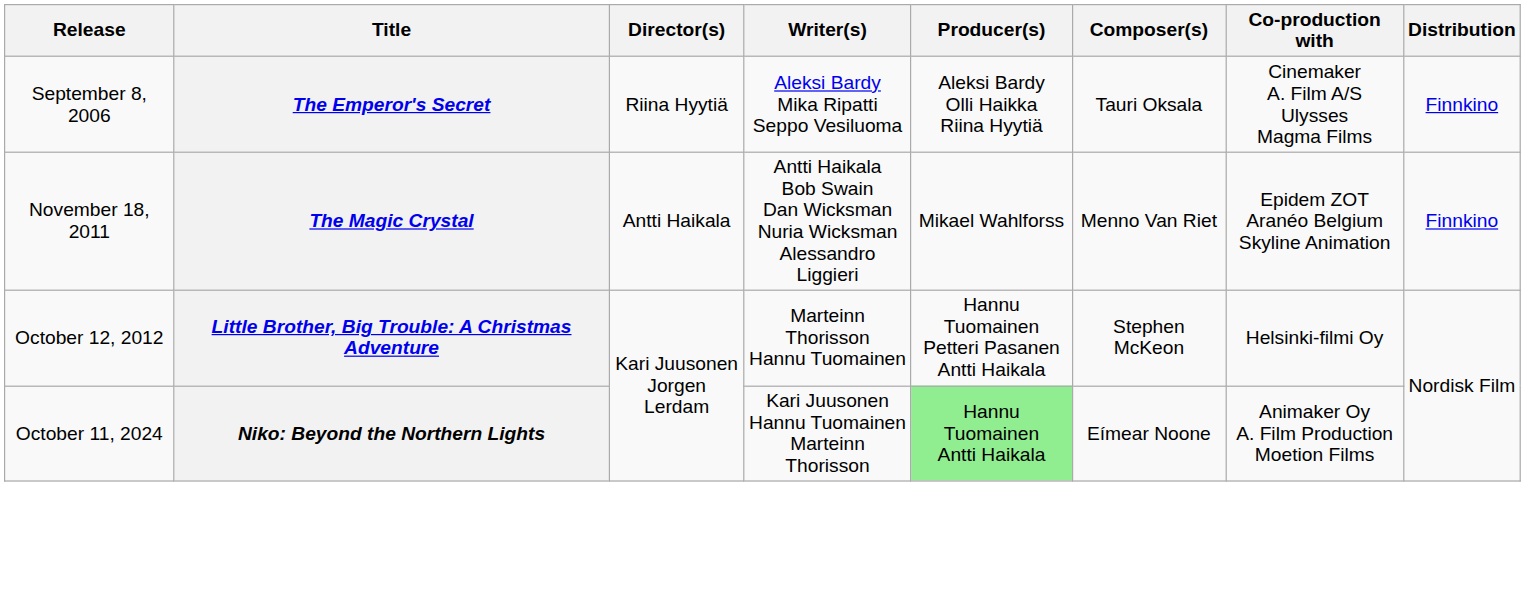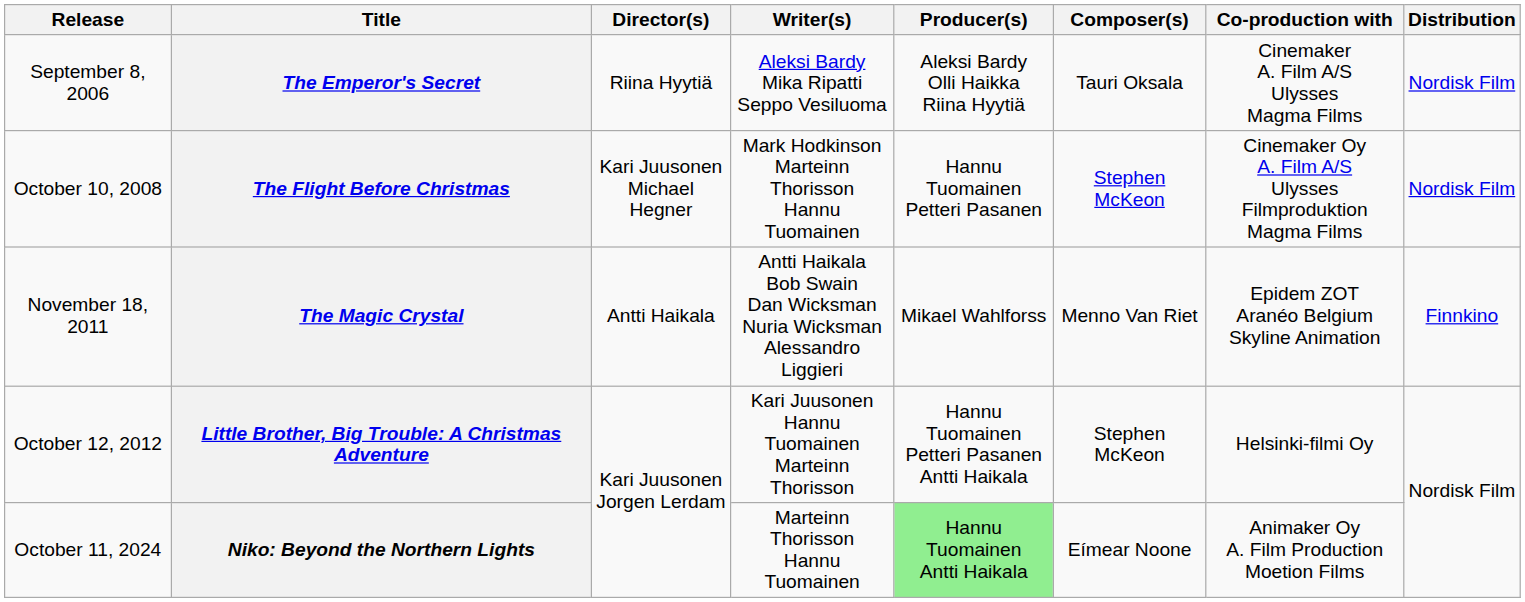(1462, 104) Finnkino -> (1462, 82) Nordisk Film
+ row: (381, 188)
(828, 337) Marteinn Thorisson Hannu Tuomainen -> (812, 443) Kari Juusonen Hannu Tuomainen Marteinn Thorisson
(828, 433) Kari Juusonen Hannu Tuomainen Marteinn Thorisson -> (812, 549) Marteinn Thorisson Hannu Tuomainen
